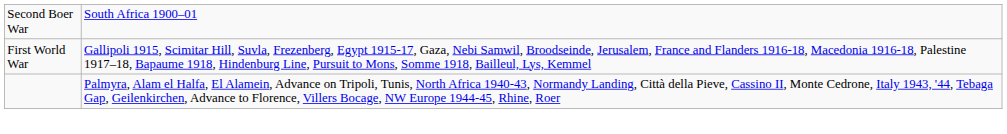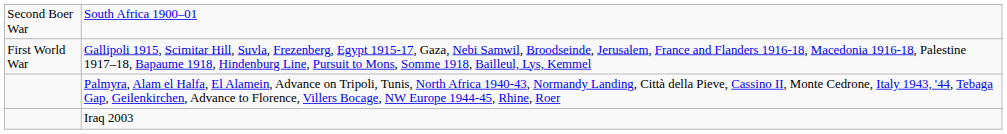+ row: (109, 118)
